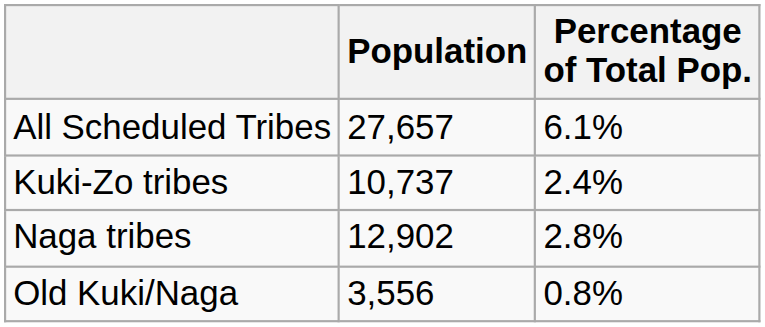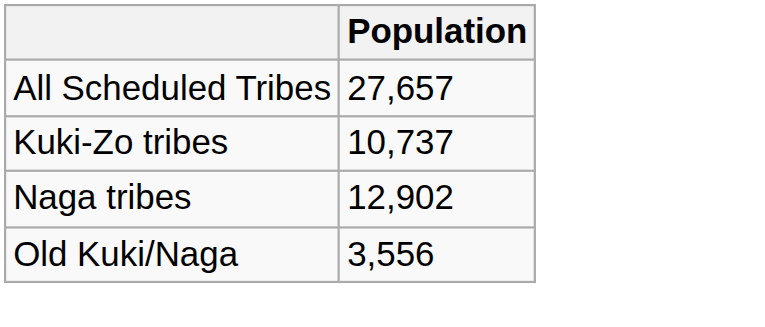- column: (648, 51)
